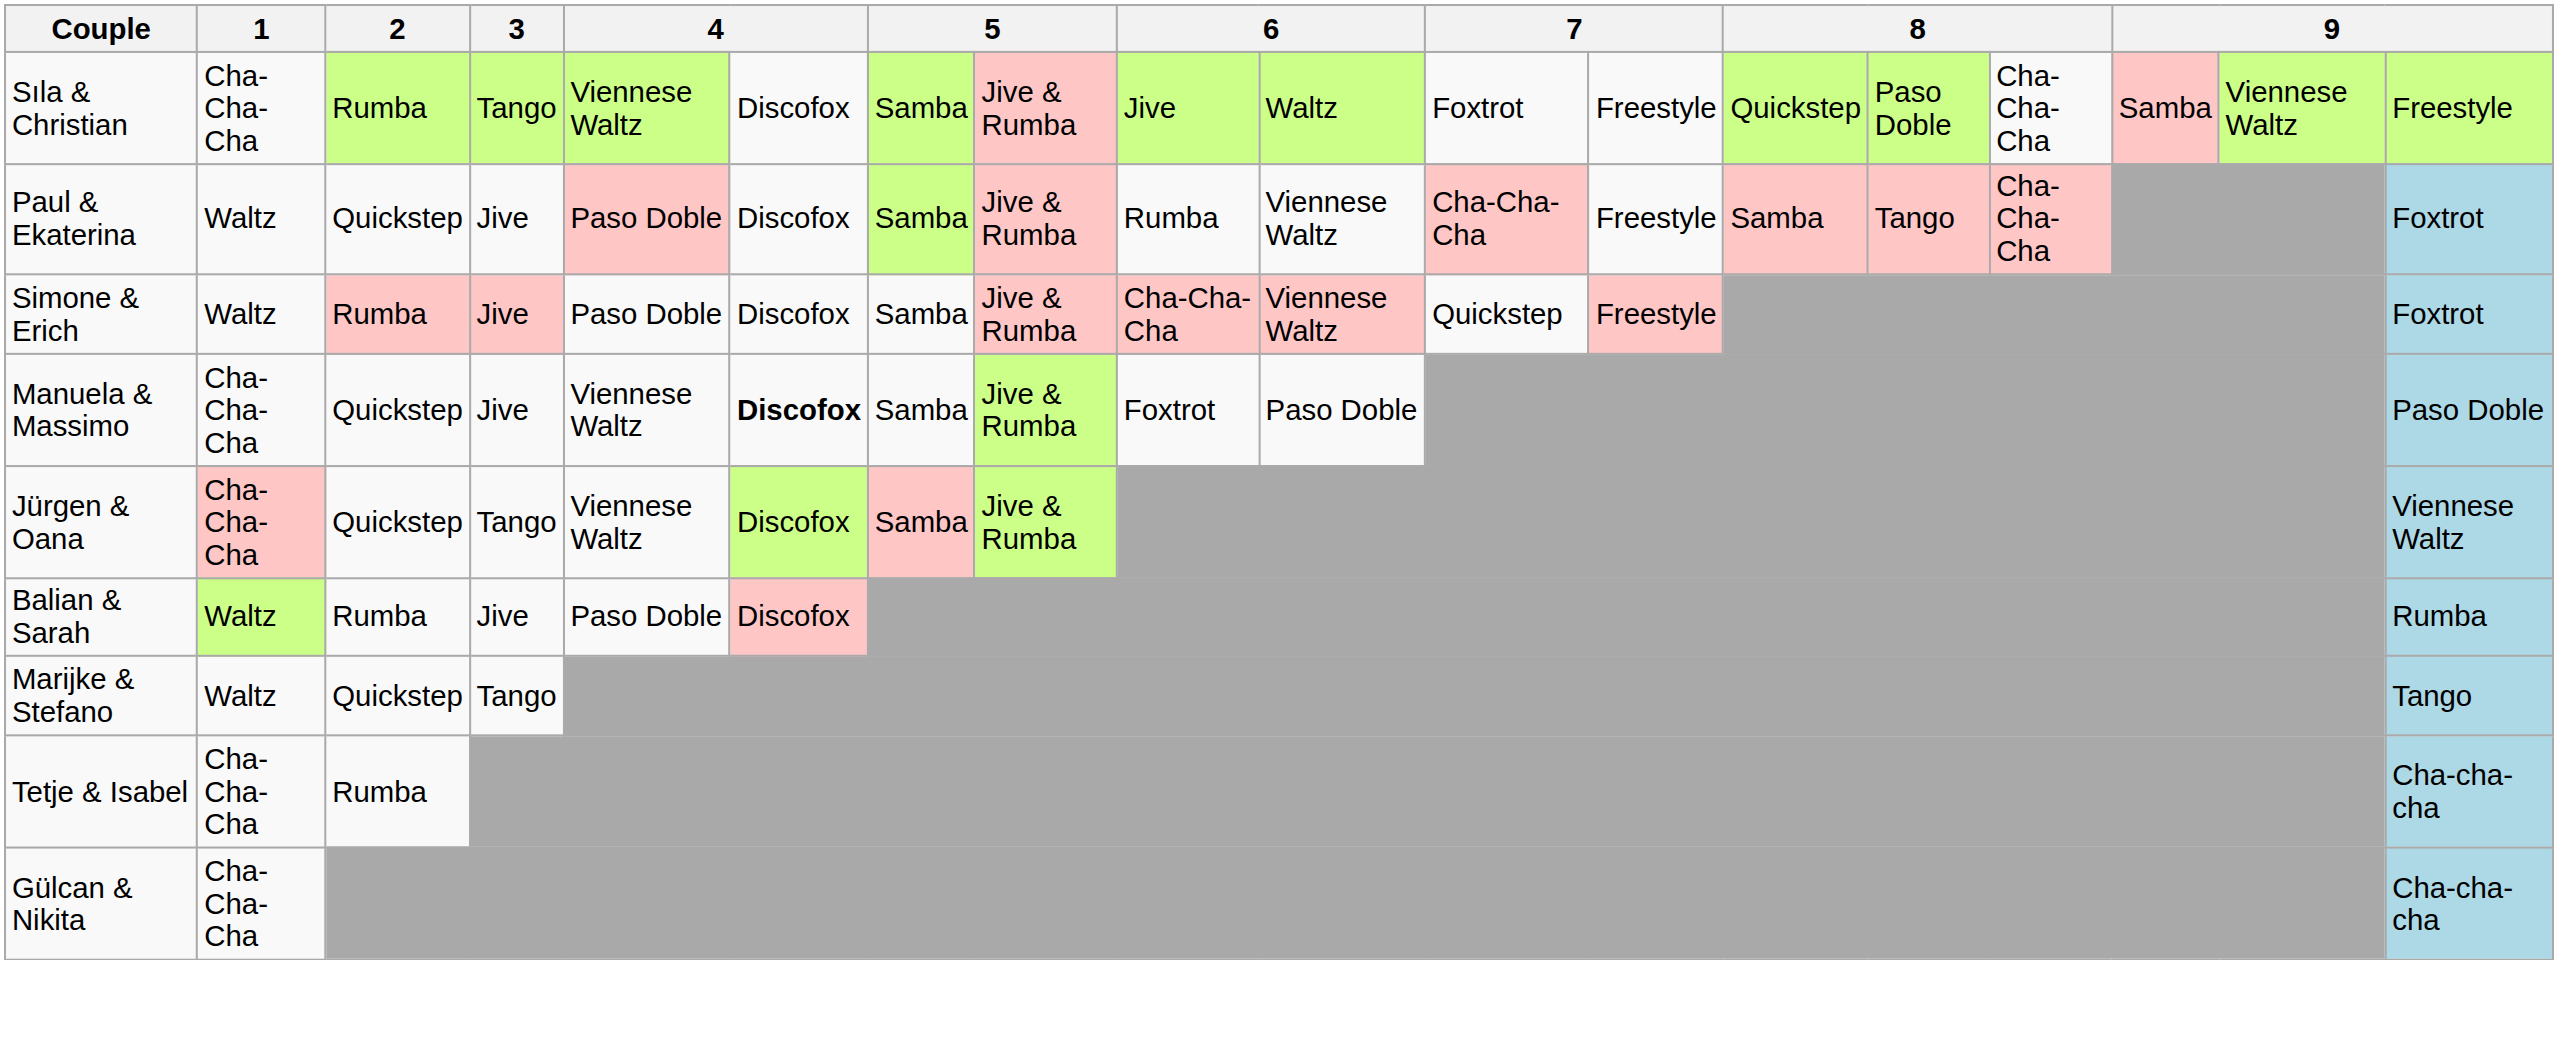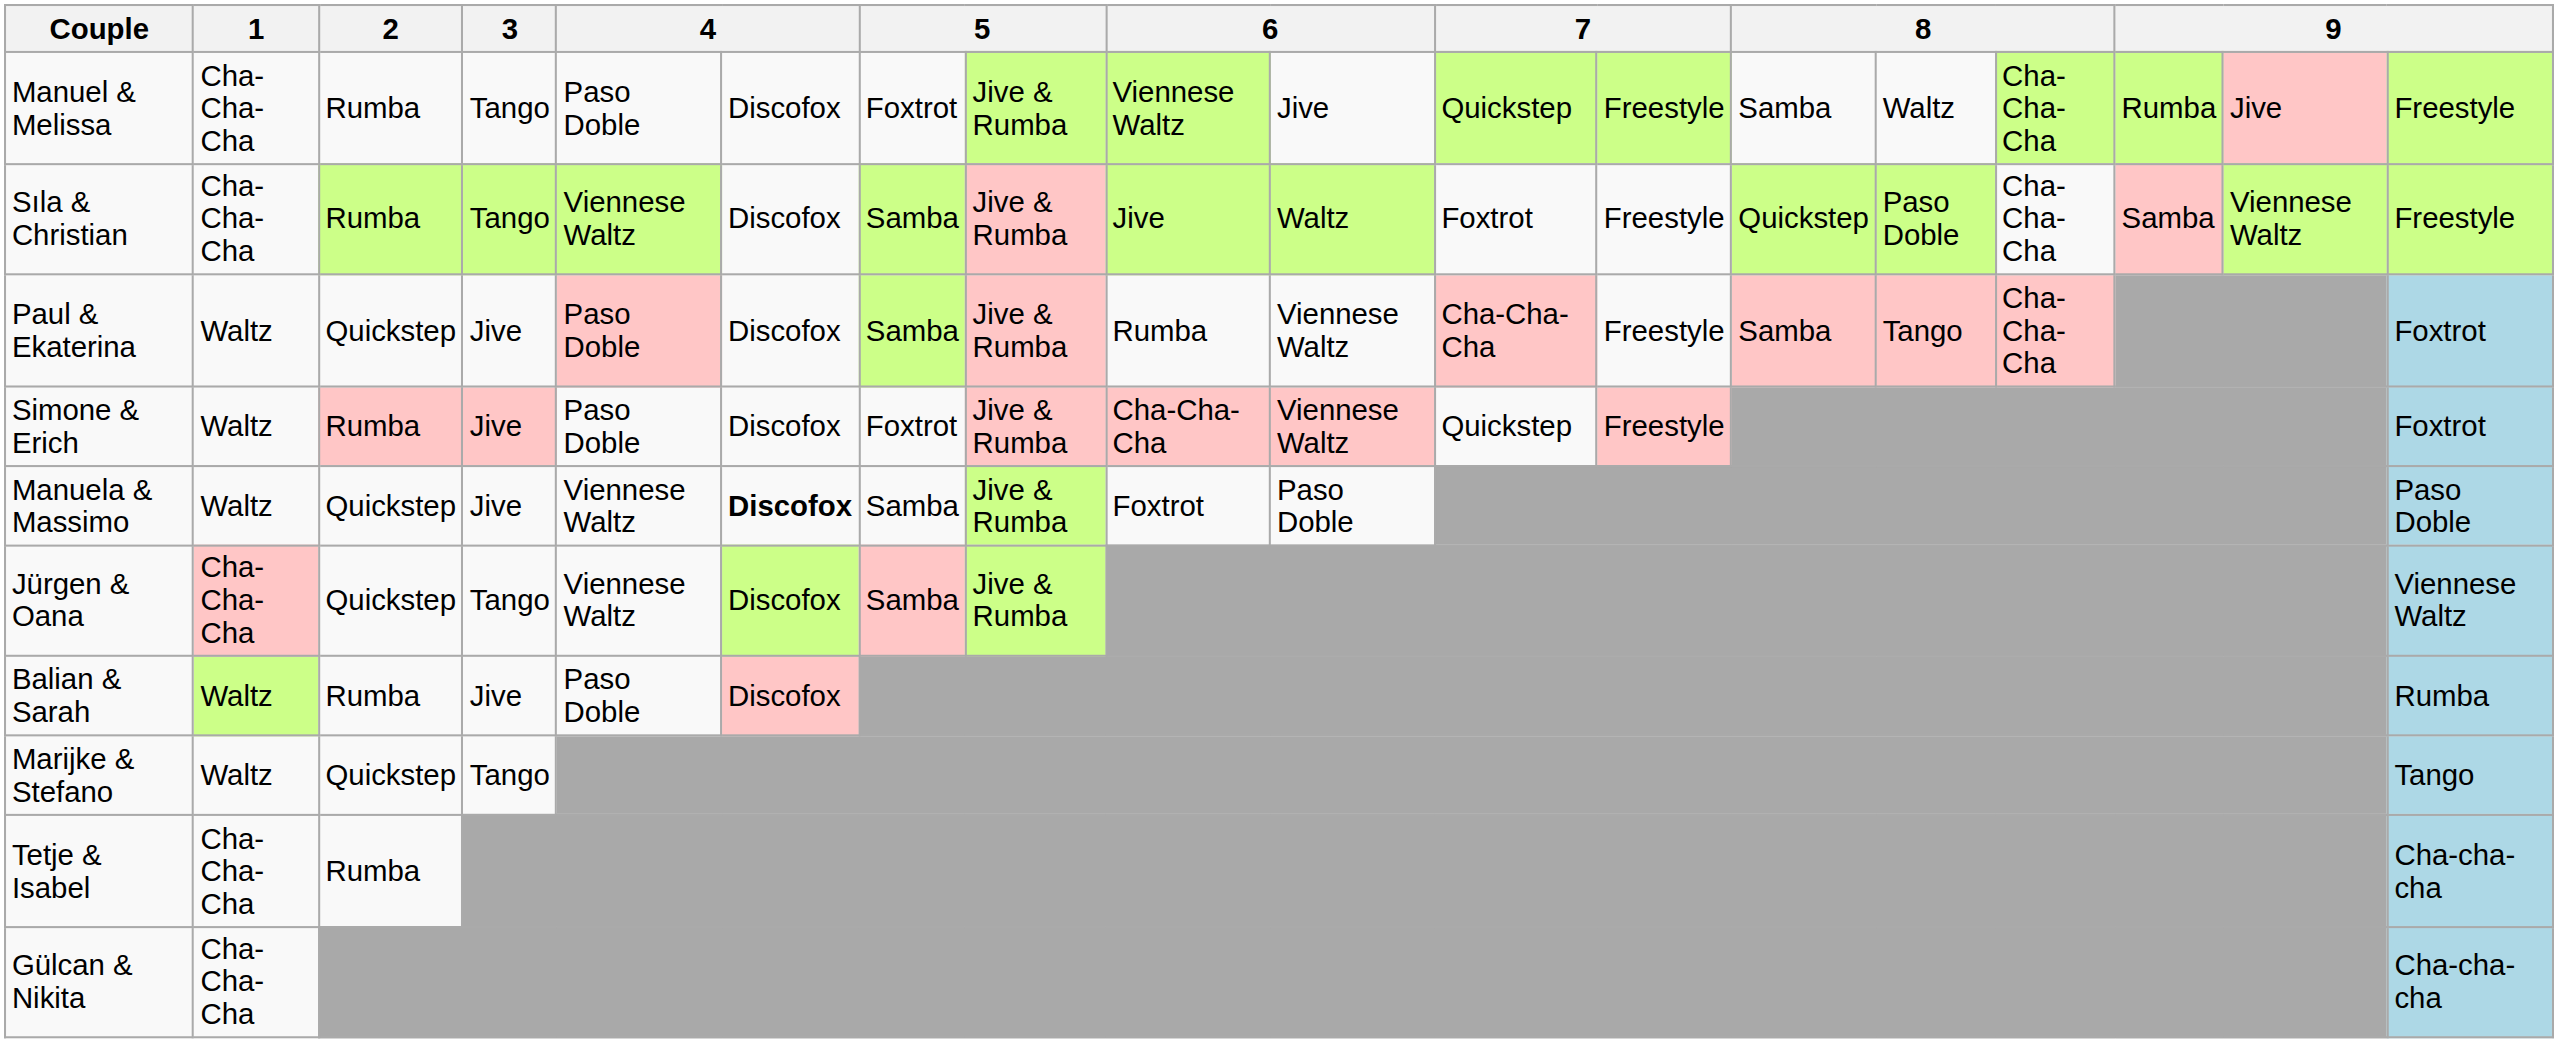+ row: (74, 108)
(921, 315) Samba -> (911, 426) Foxtrot
(236, 410) Cha-Cha-Cha -> (237, 505) Waltz
